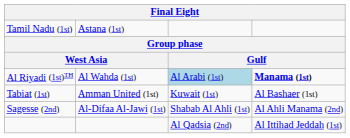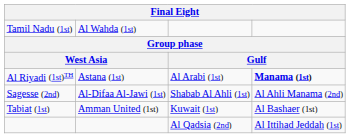(101, 28) Astana (1st) -> (107, 28) Al Wahda (1st)
(107, 76) Al Wahda (1st) -> (101, 76) Astana (1st)
(197, 76) lightblue background -> (197, 76) no background
rows swapped: (33, 109) <-> (28, 93)
